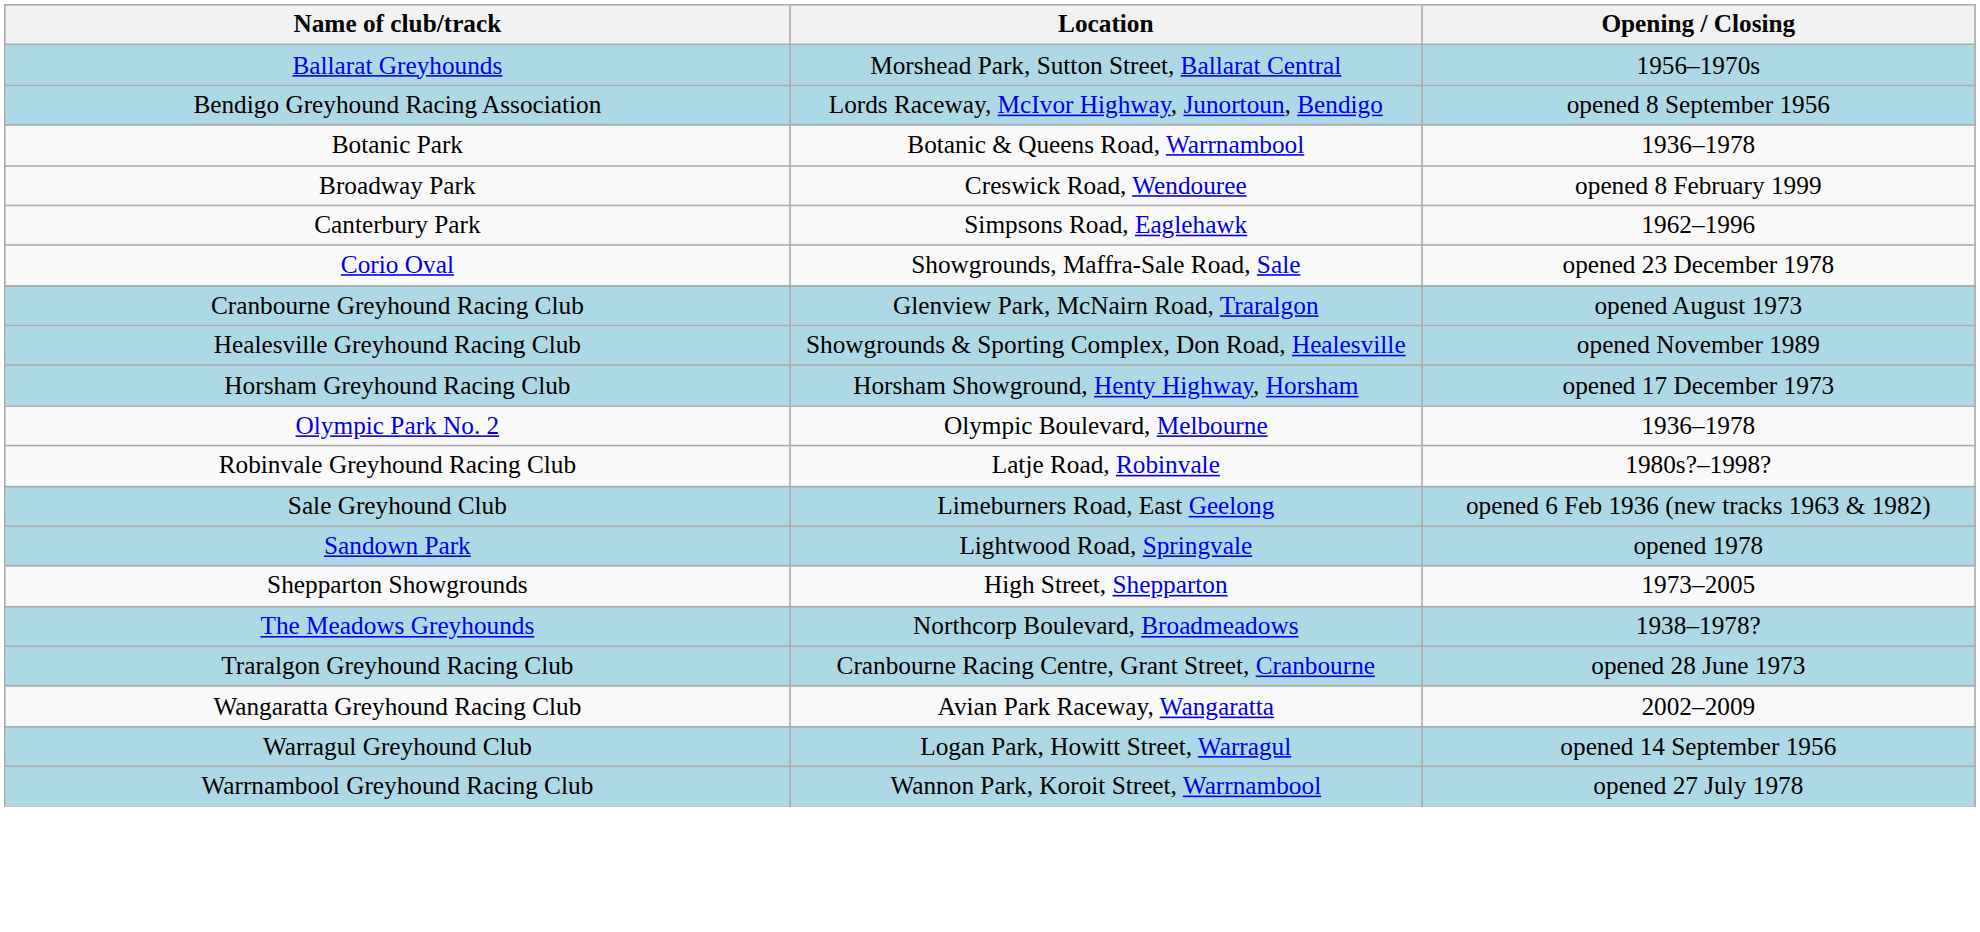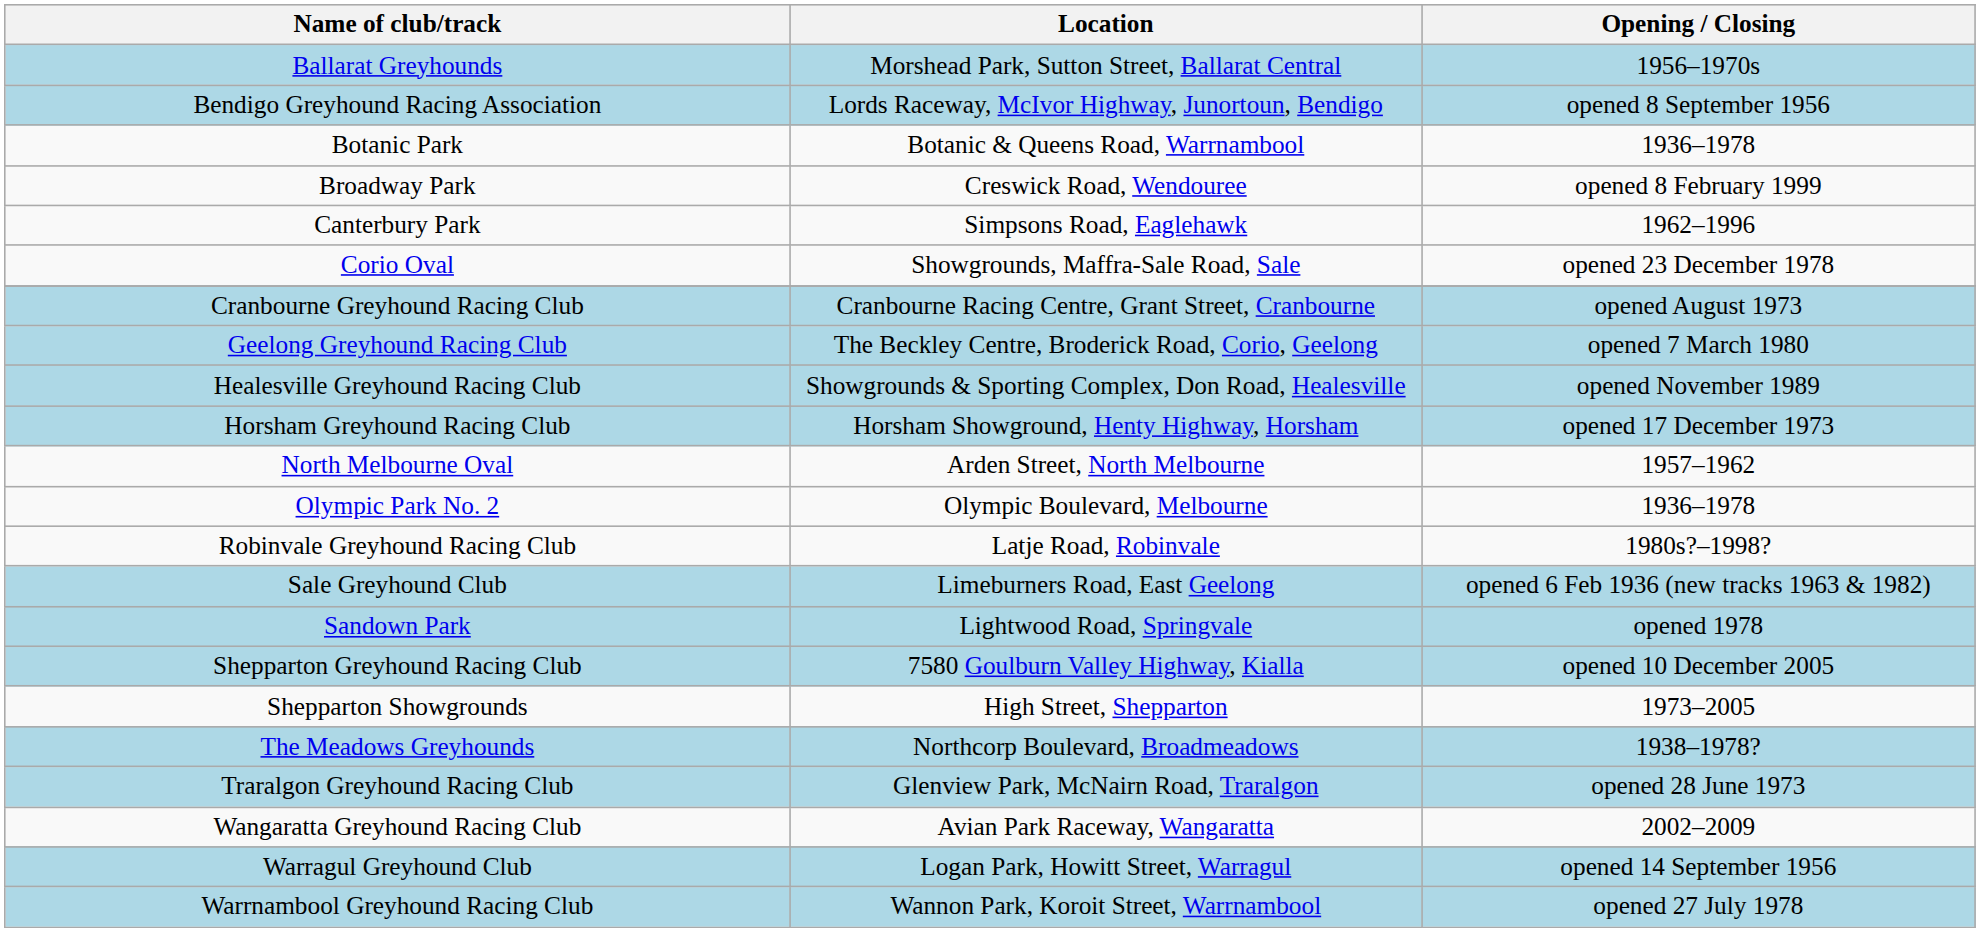(1106, 305) Glenview Park, McNairn Road, Traralgon -> (1106, 305) Cranbourne Racing Centre, Grant Street, Cranbourne
+ row: (397, 345)
+ row: (397, 465)
+ row: (397, 666)
(1106, 666) Cranbourne Racing Centre, Grant Street, Cranbourne -> (1106, 786) Glenview Park, McNairn Road, Traralgon
